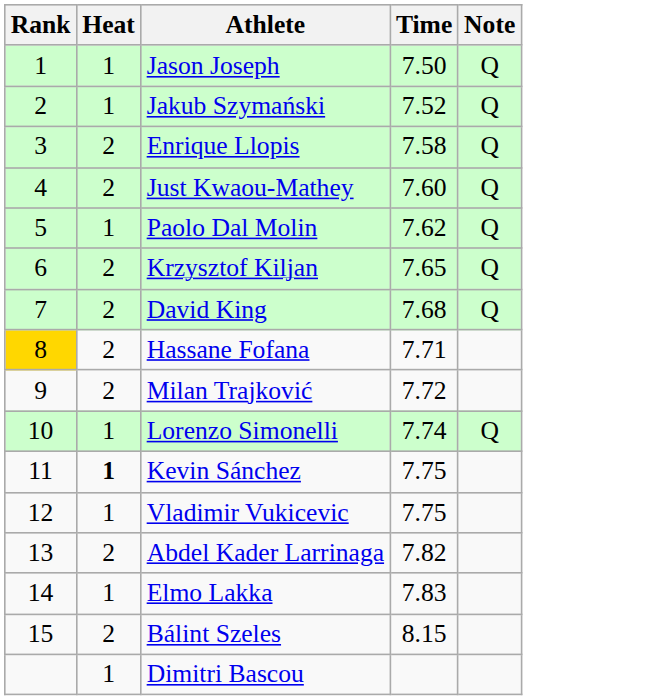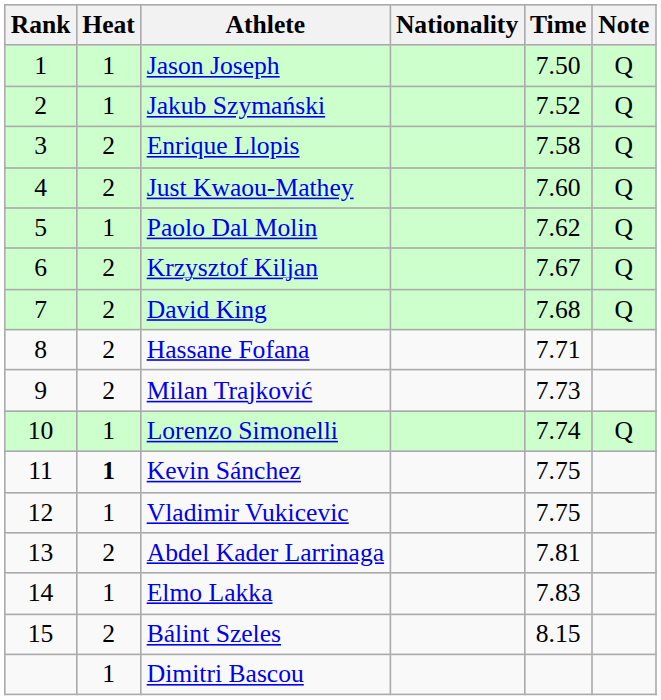+ column: (457, 24)
(424, 268) 7.65 -> (558, 268) 7.67
(41, 349) gold background -> (41, 349) no background
(424, 390) 7.72 -> (558, 390) 7.73
(424, 552) 7.82 -> (558, 552) 7.81
